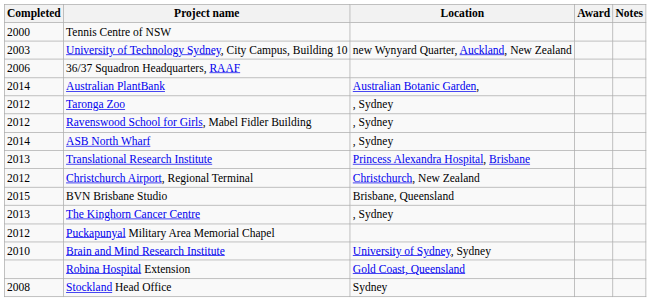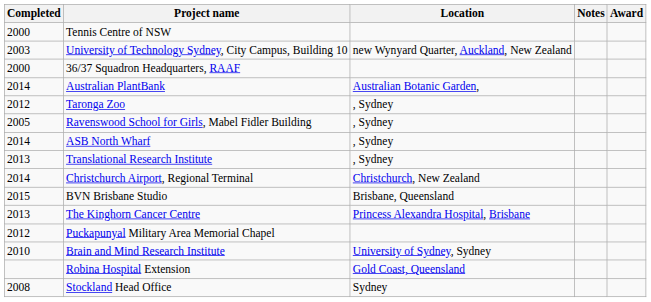columns swapped: (594, 13) <-> (629, 13)
(19, 68) 2006 -> (19, 68) 2000
(19, 123) 2012 -> (19, 123) 2005
(441, 159) Princess Alexandra Hospital, Brisbane -> (373, 159) , Sydney
(19, 178) 2012 -> (19, 178) 2014
(373, 214) , Sydney -> (441, 214) Princess Alexandra Hospital, Brisbane
